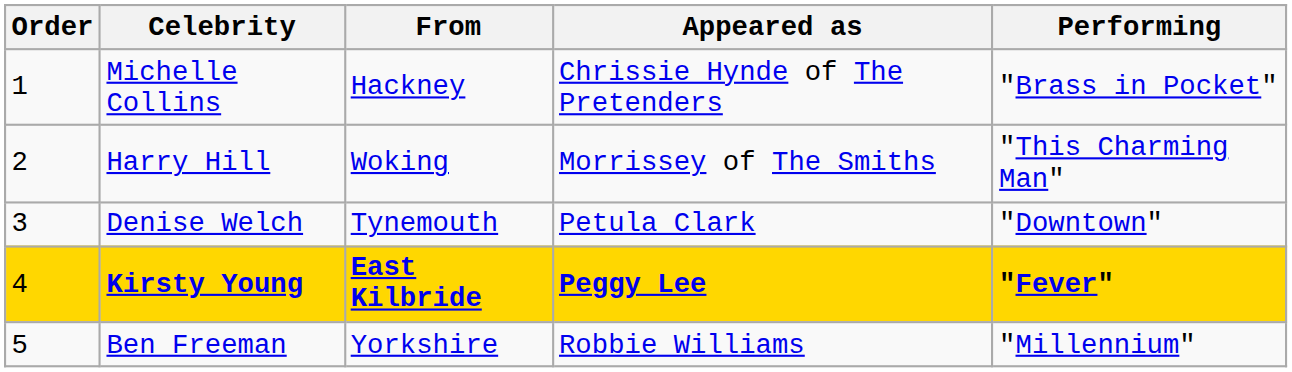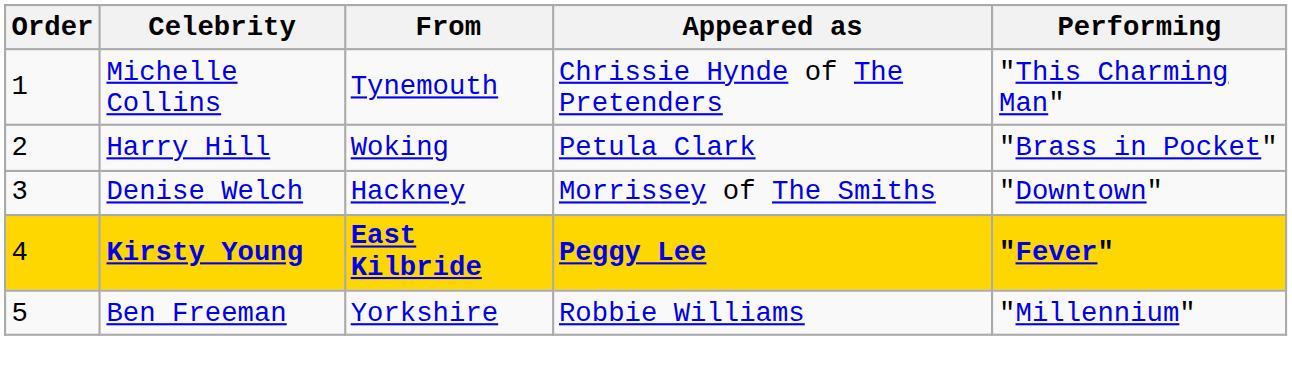(408, 88) Hackney -> (424, 88) Tynemouth
(1138, 88) "Brass in Pocket" -> (1114, 88) "This Charming Man"
(747, 164) Morrissey of The Smiths -> (657, 148) Petula Clark
(1114, 164) "This Charming Man" -> (1138, 148) "Brass in Pocket"
(424, 224) Tynemouth -> (408, 192) Hackney
(657, 224) Petula Clark -> (747, 192) Morrissey of The Smiths
